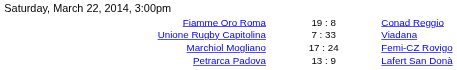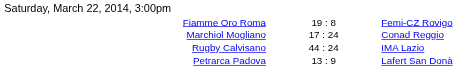(413, 22) Conad Reggio -> (417, 22) Femi-CZ Rovigo
- row: (212, 35)
(417, 48) Femi-CZ Rovigo -> (413, 35) Conad Reggio
+ row: (229, 48)
